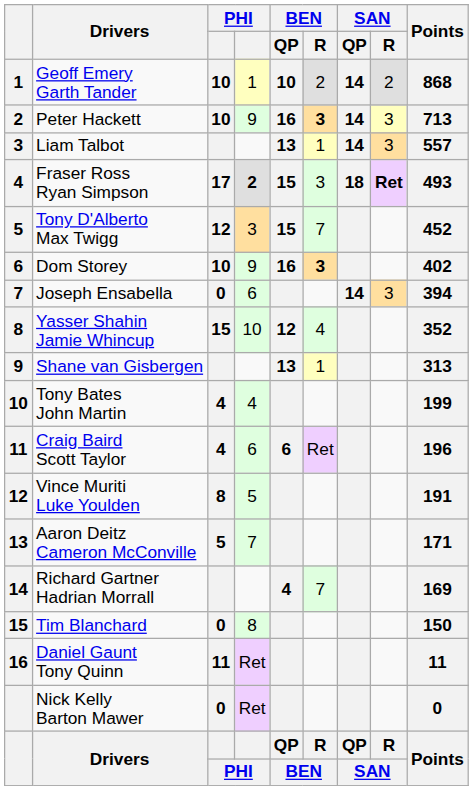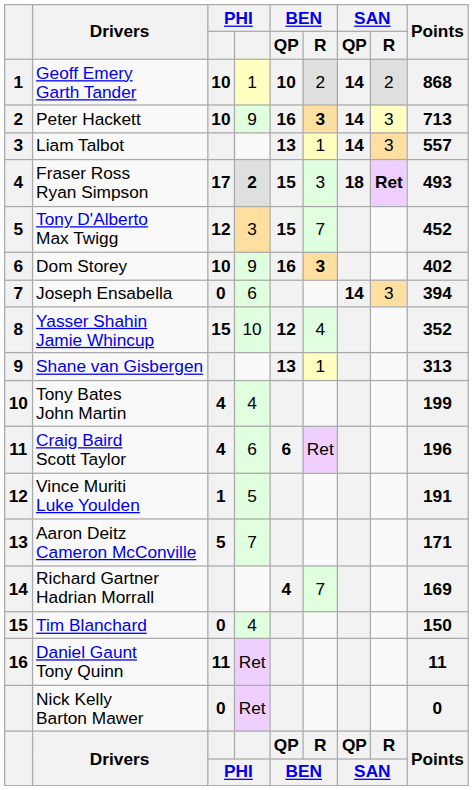(221, 496) 8 -> (221, 496) 1
(252, 625) 8 -> (252, 625) 4
